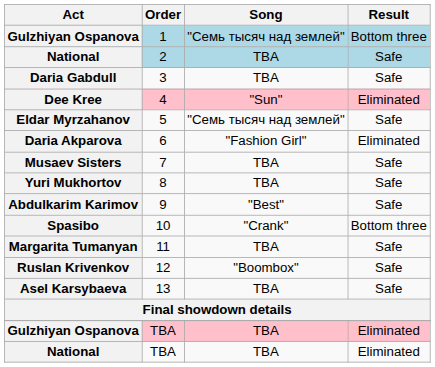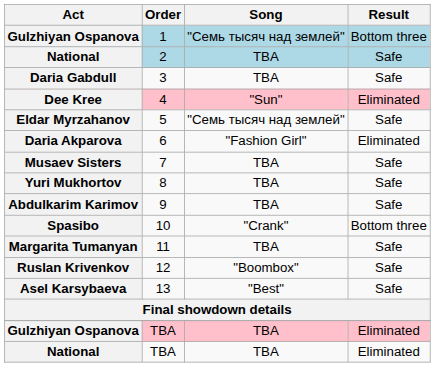(266, 204) "Best" -> (266, 204) TBA
(266, 288) TBA -> (266, 288) "Best"
